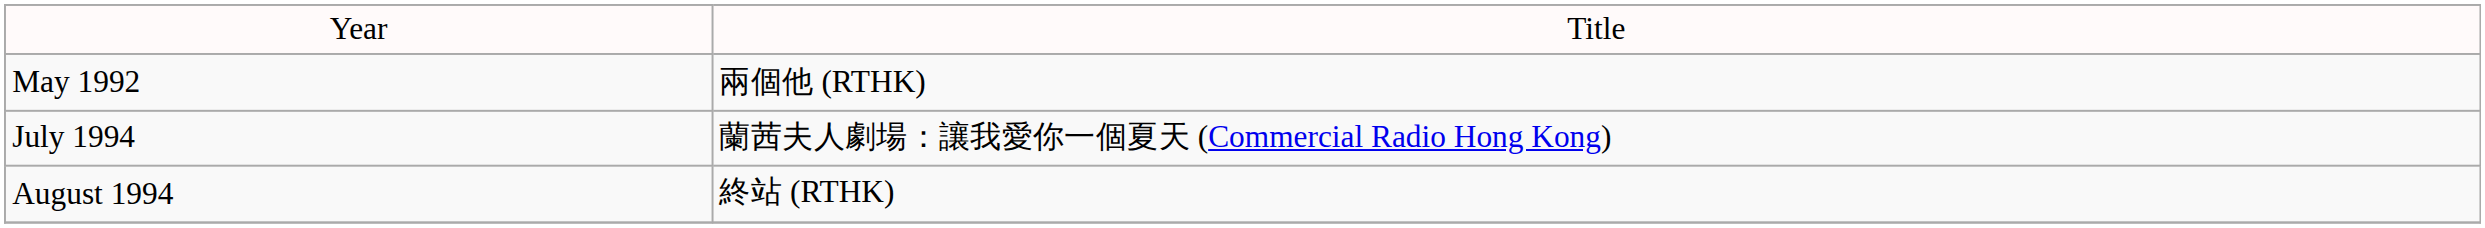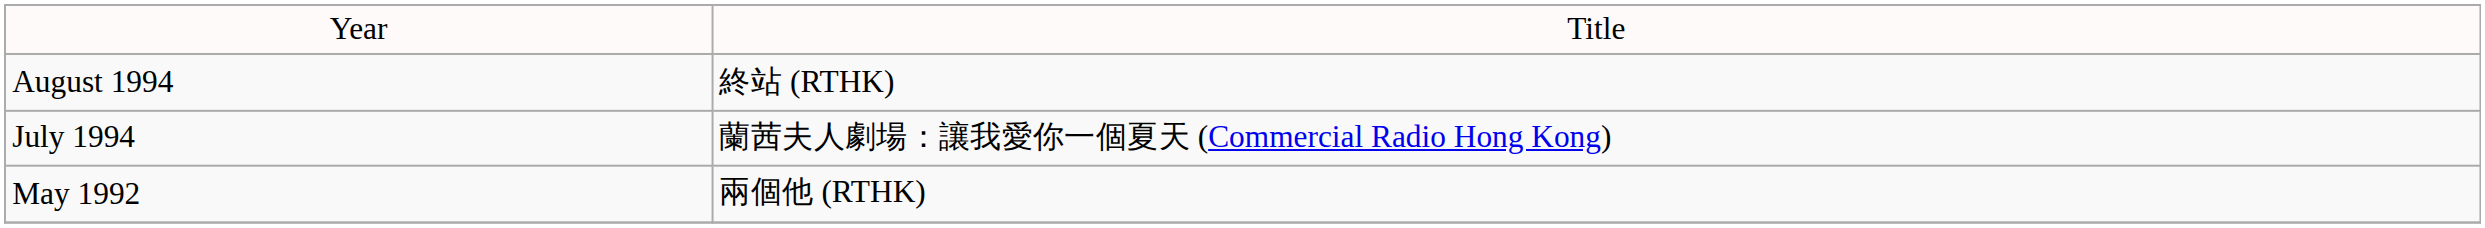rows swapped: (76, 82) <-> (93, 193)
